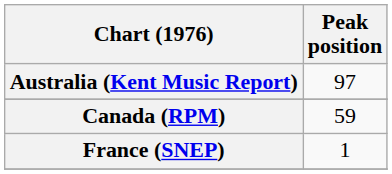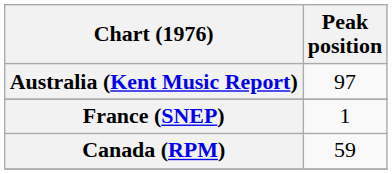rows swapped: (154, 116) <-> (154, 150)
